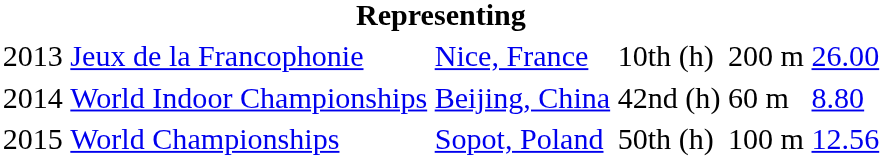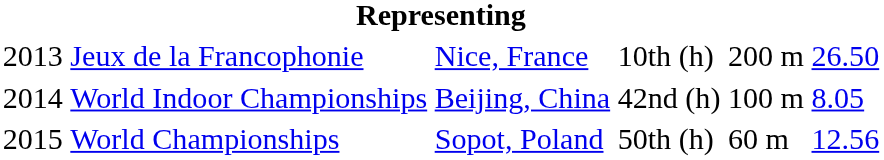(845, 56) 26.00 -> (845, 56) 26.50
(758, 97) 60 m -> (766, 97) 100 m
(838, 97) 8.80 -> (838, 97) 8.05
(766, 139) 100 m -> (758, 139) 60 m
